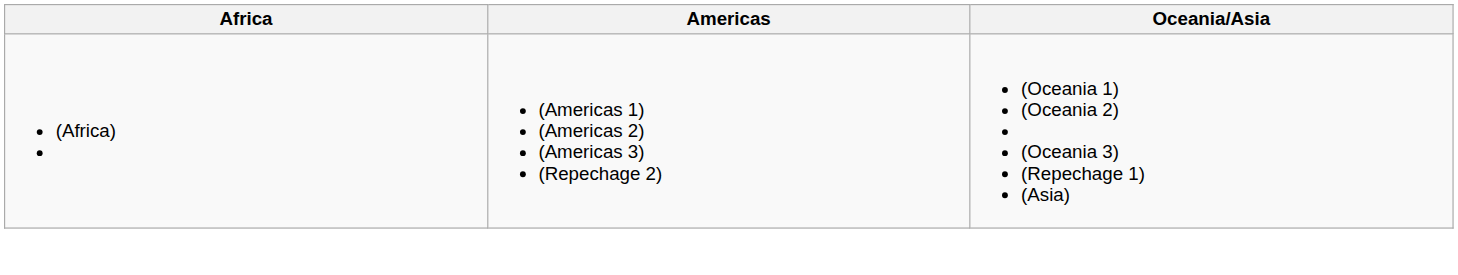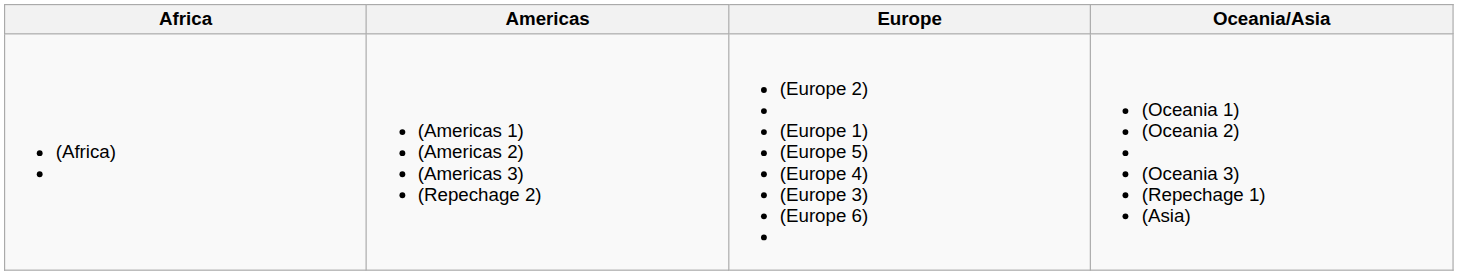+ column: (910, 19)
